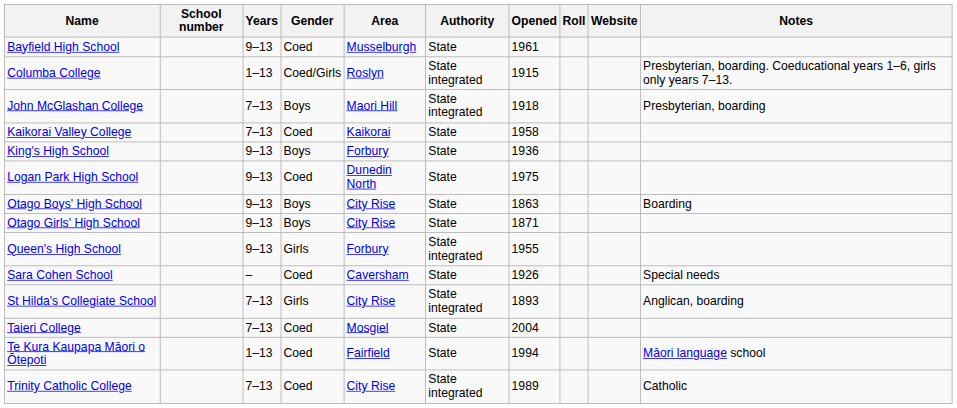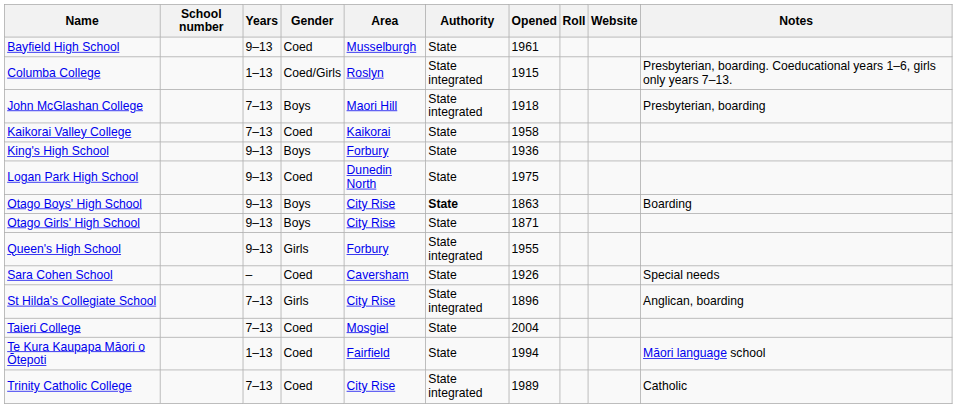(443, 203) normal -> (443, 203) bold
(525, 301) 1893 -> (525, 301) 1896
